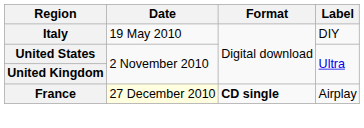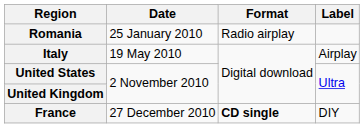+ row: (55, 34)
(329, 34) DIY -> (338, 53) Airplay
(162, 93) lightyellow background -> (162, 113) no background
(338, 93) Airplay -> (329, 113) DIY
